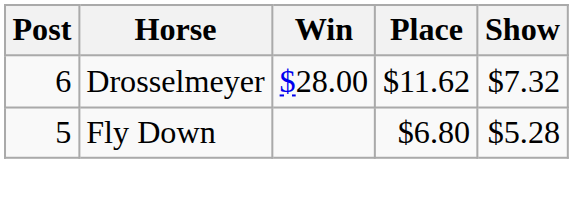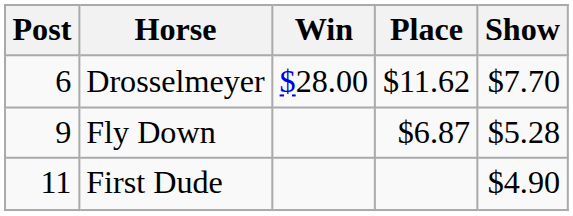(524, 81) $7.32 -> (524, 81) $7.70
(63, 132) 5 -> (63, 132) 9
(434, 132) $6.80 -> (434, 132) $6.87
+ row: (155, 183)
